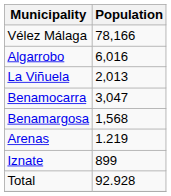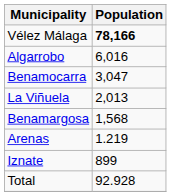(115, 35) normal -> (115, 35) bold
rows swapped: (47, 98) <-> (38, 77)
